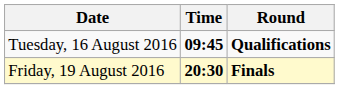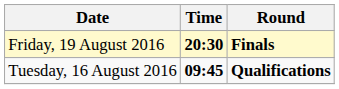rows swapped: (93, 44) <-> (86, 70)
